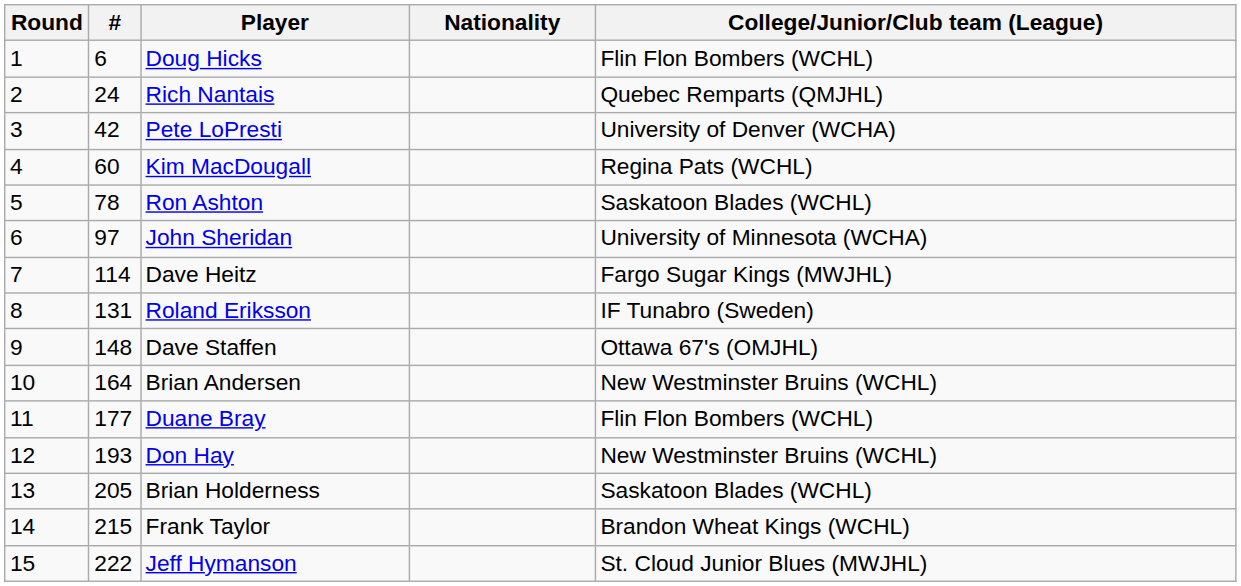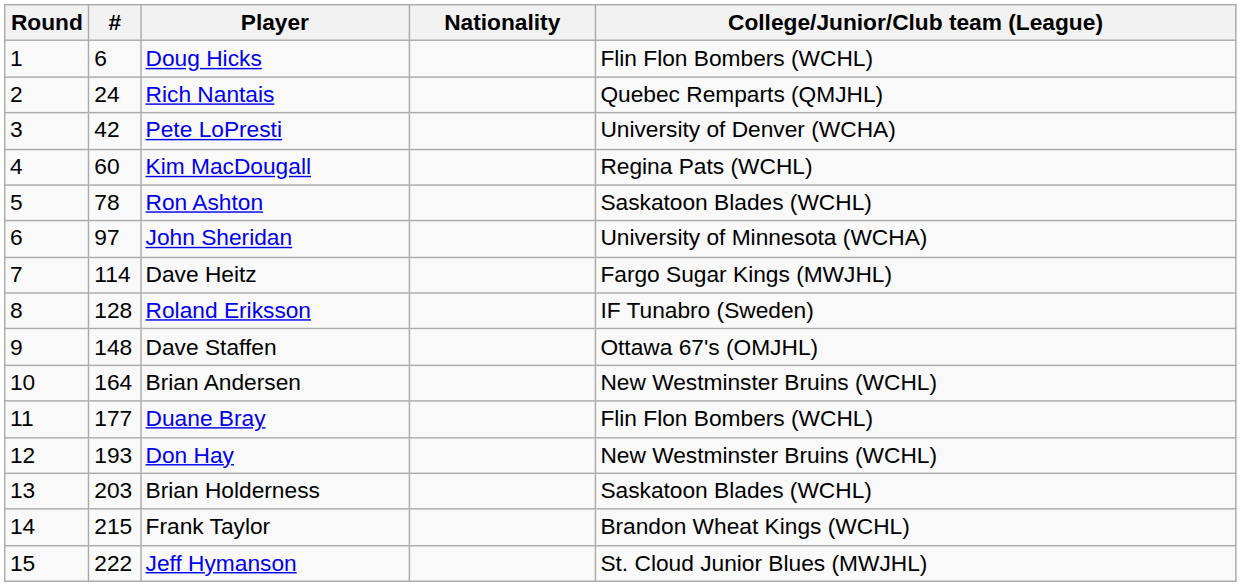(113, 310) 131 -> (113, 310) 128
(113, 490) 205 -> (113, 490) 203
